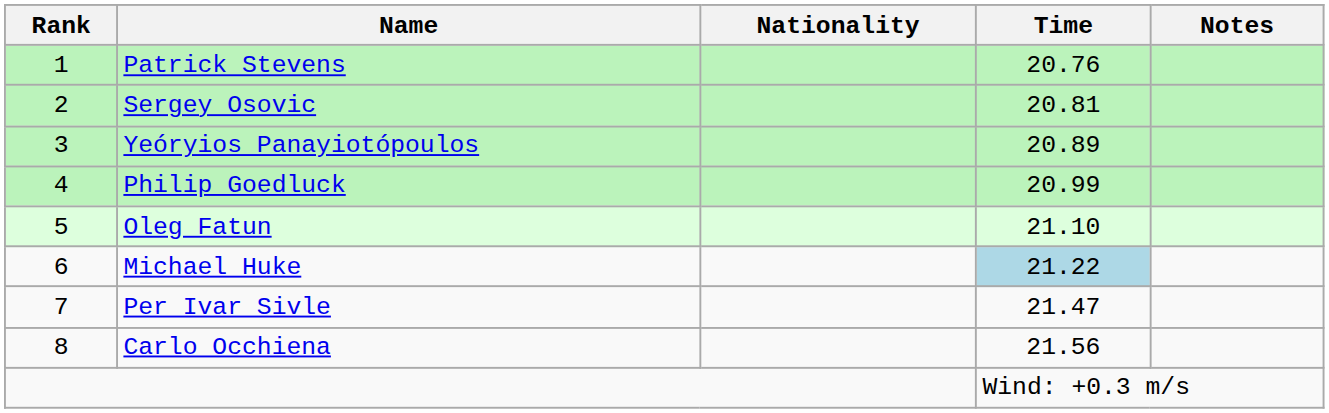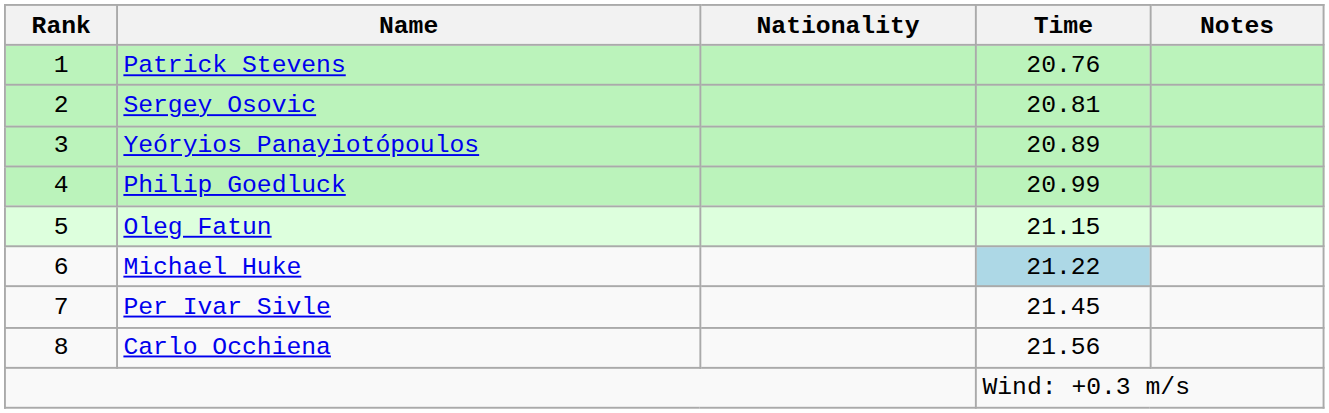(1063, 226) 21.10 -> (1063, 226) 21.15
(1063, 307) 21.47 -> (1063, 307) 21.45
